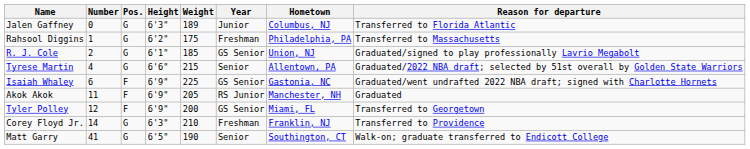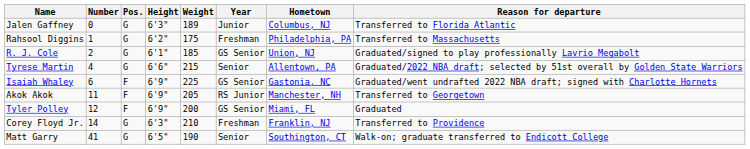(379, 95) Graduated -> (420, 95) Transferred to Georgetown
(420, 109) Transferred to Georgetown -> (379, 109) Graduated
